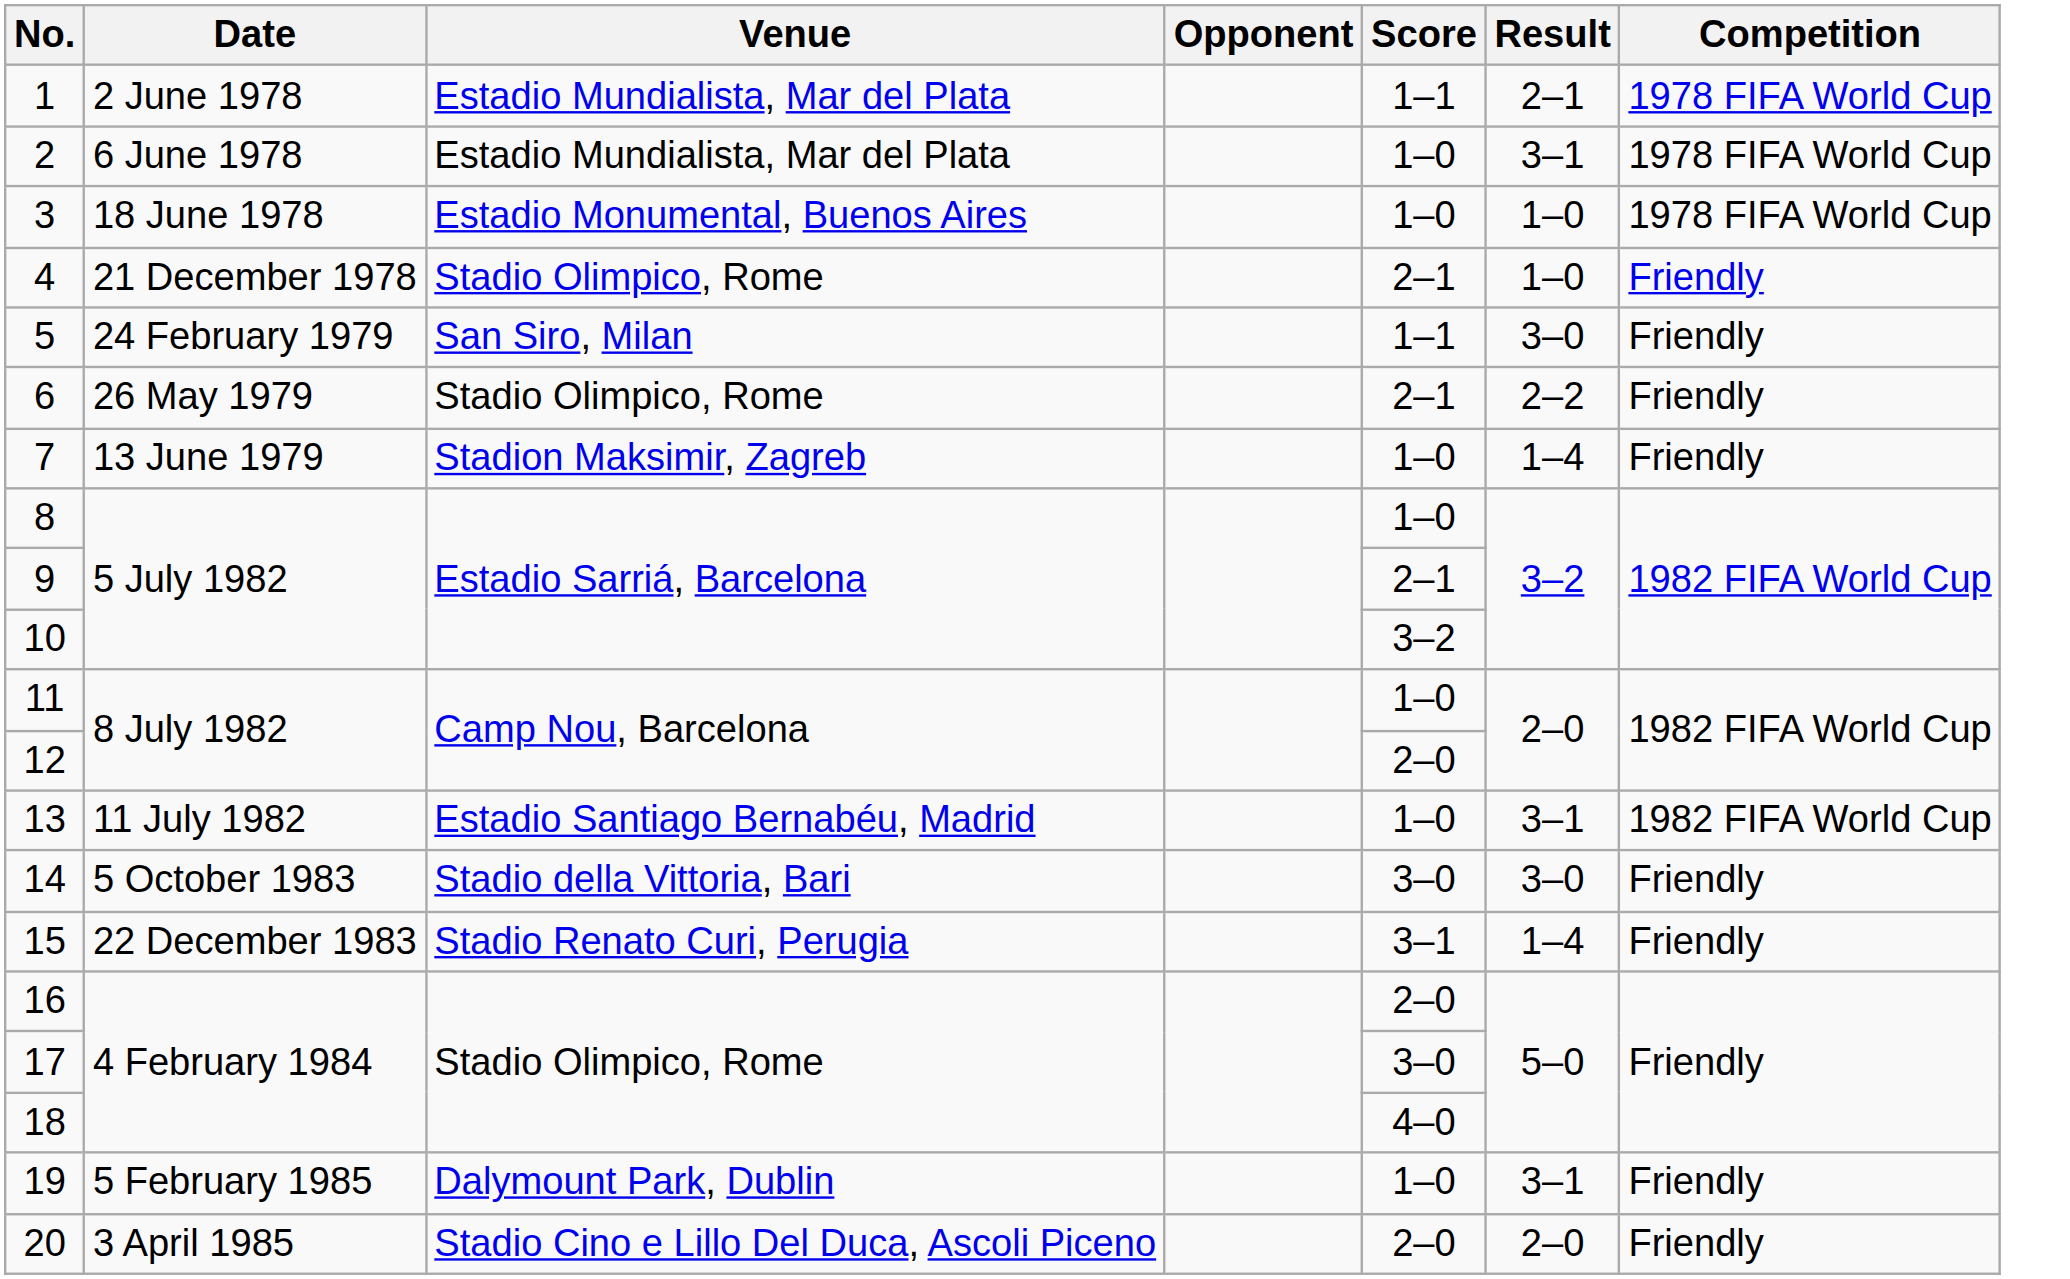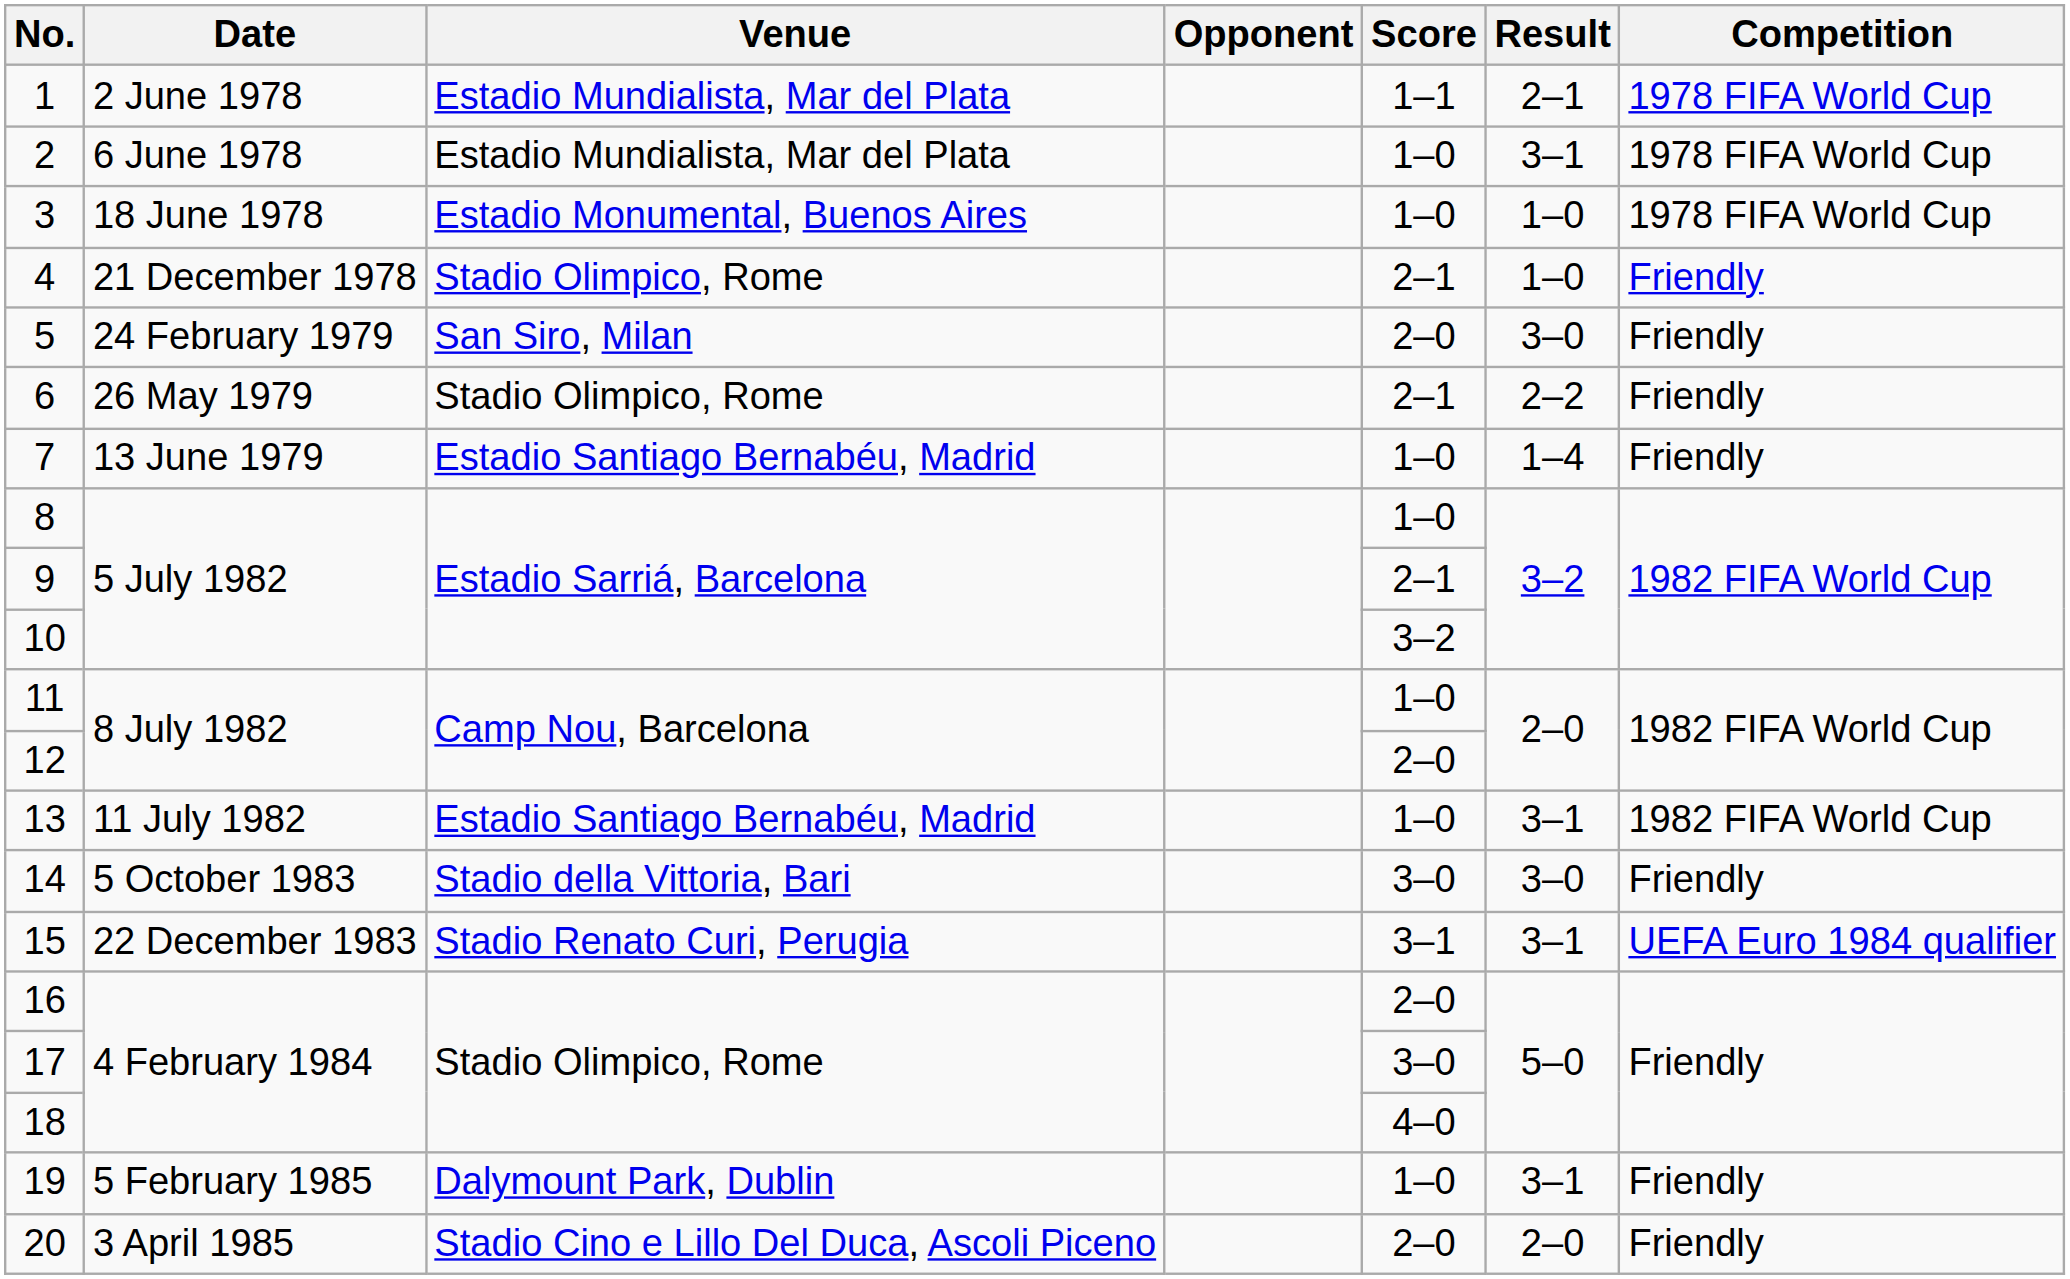(1424, 336) 1–1 -> (1424, 336) 2–0
(650, 457) Stadion Maksimir, Zagreb -> (735, 457) Estadio Santiago Bernabéu, Madrid
(1553, 940) 1–4 -> (1553, 940) 3–1
(1696, 940) Friendly -> (1842, 940) UEFA Euro 1984 qualifier
